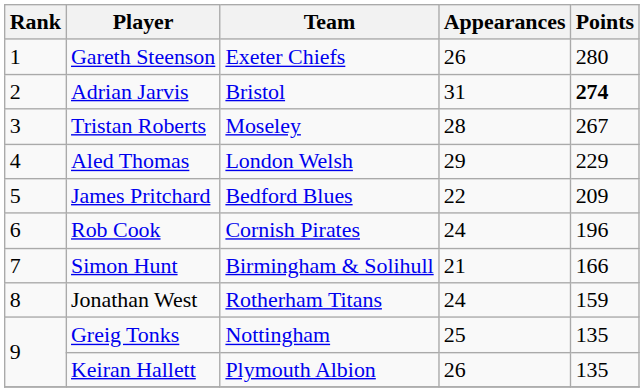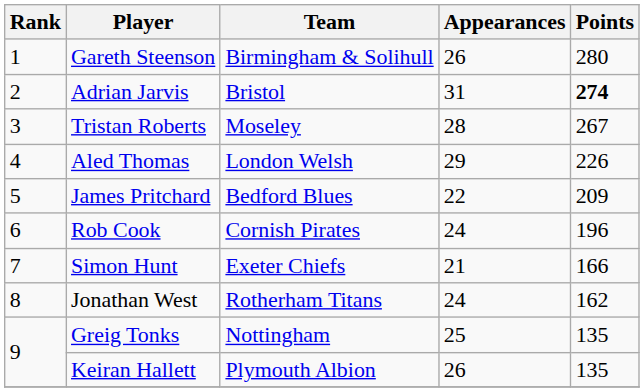(285, 56) Exeter Chiefs -> (330, 56) Birmingham & Solihull
(592, 160) 229 -> (592, 160) 226
(330, 265) Birmingham & Solihull -> (285, 265) Exeter Chiefs
(592, 299) 159 -> (592, 299) 162
